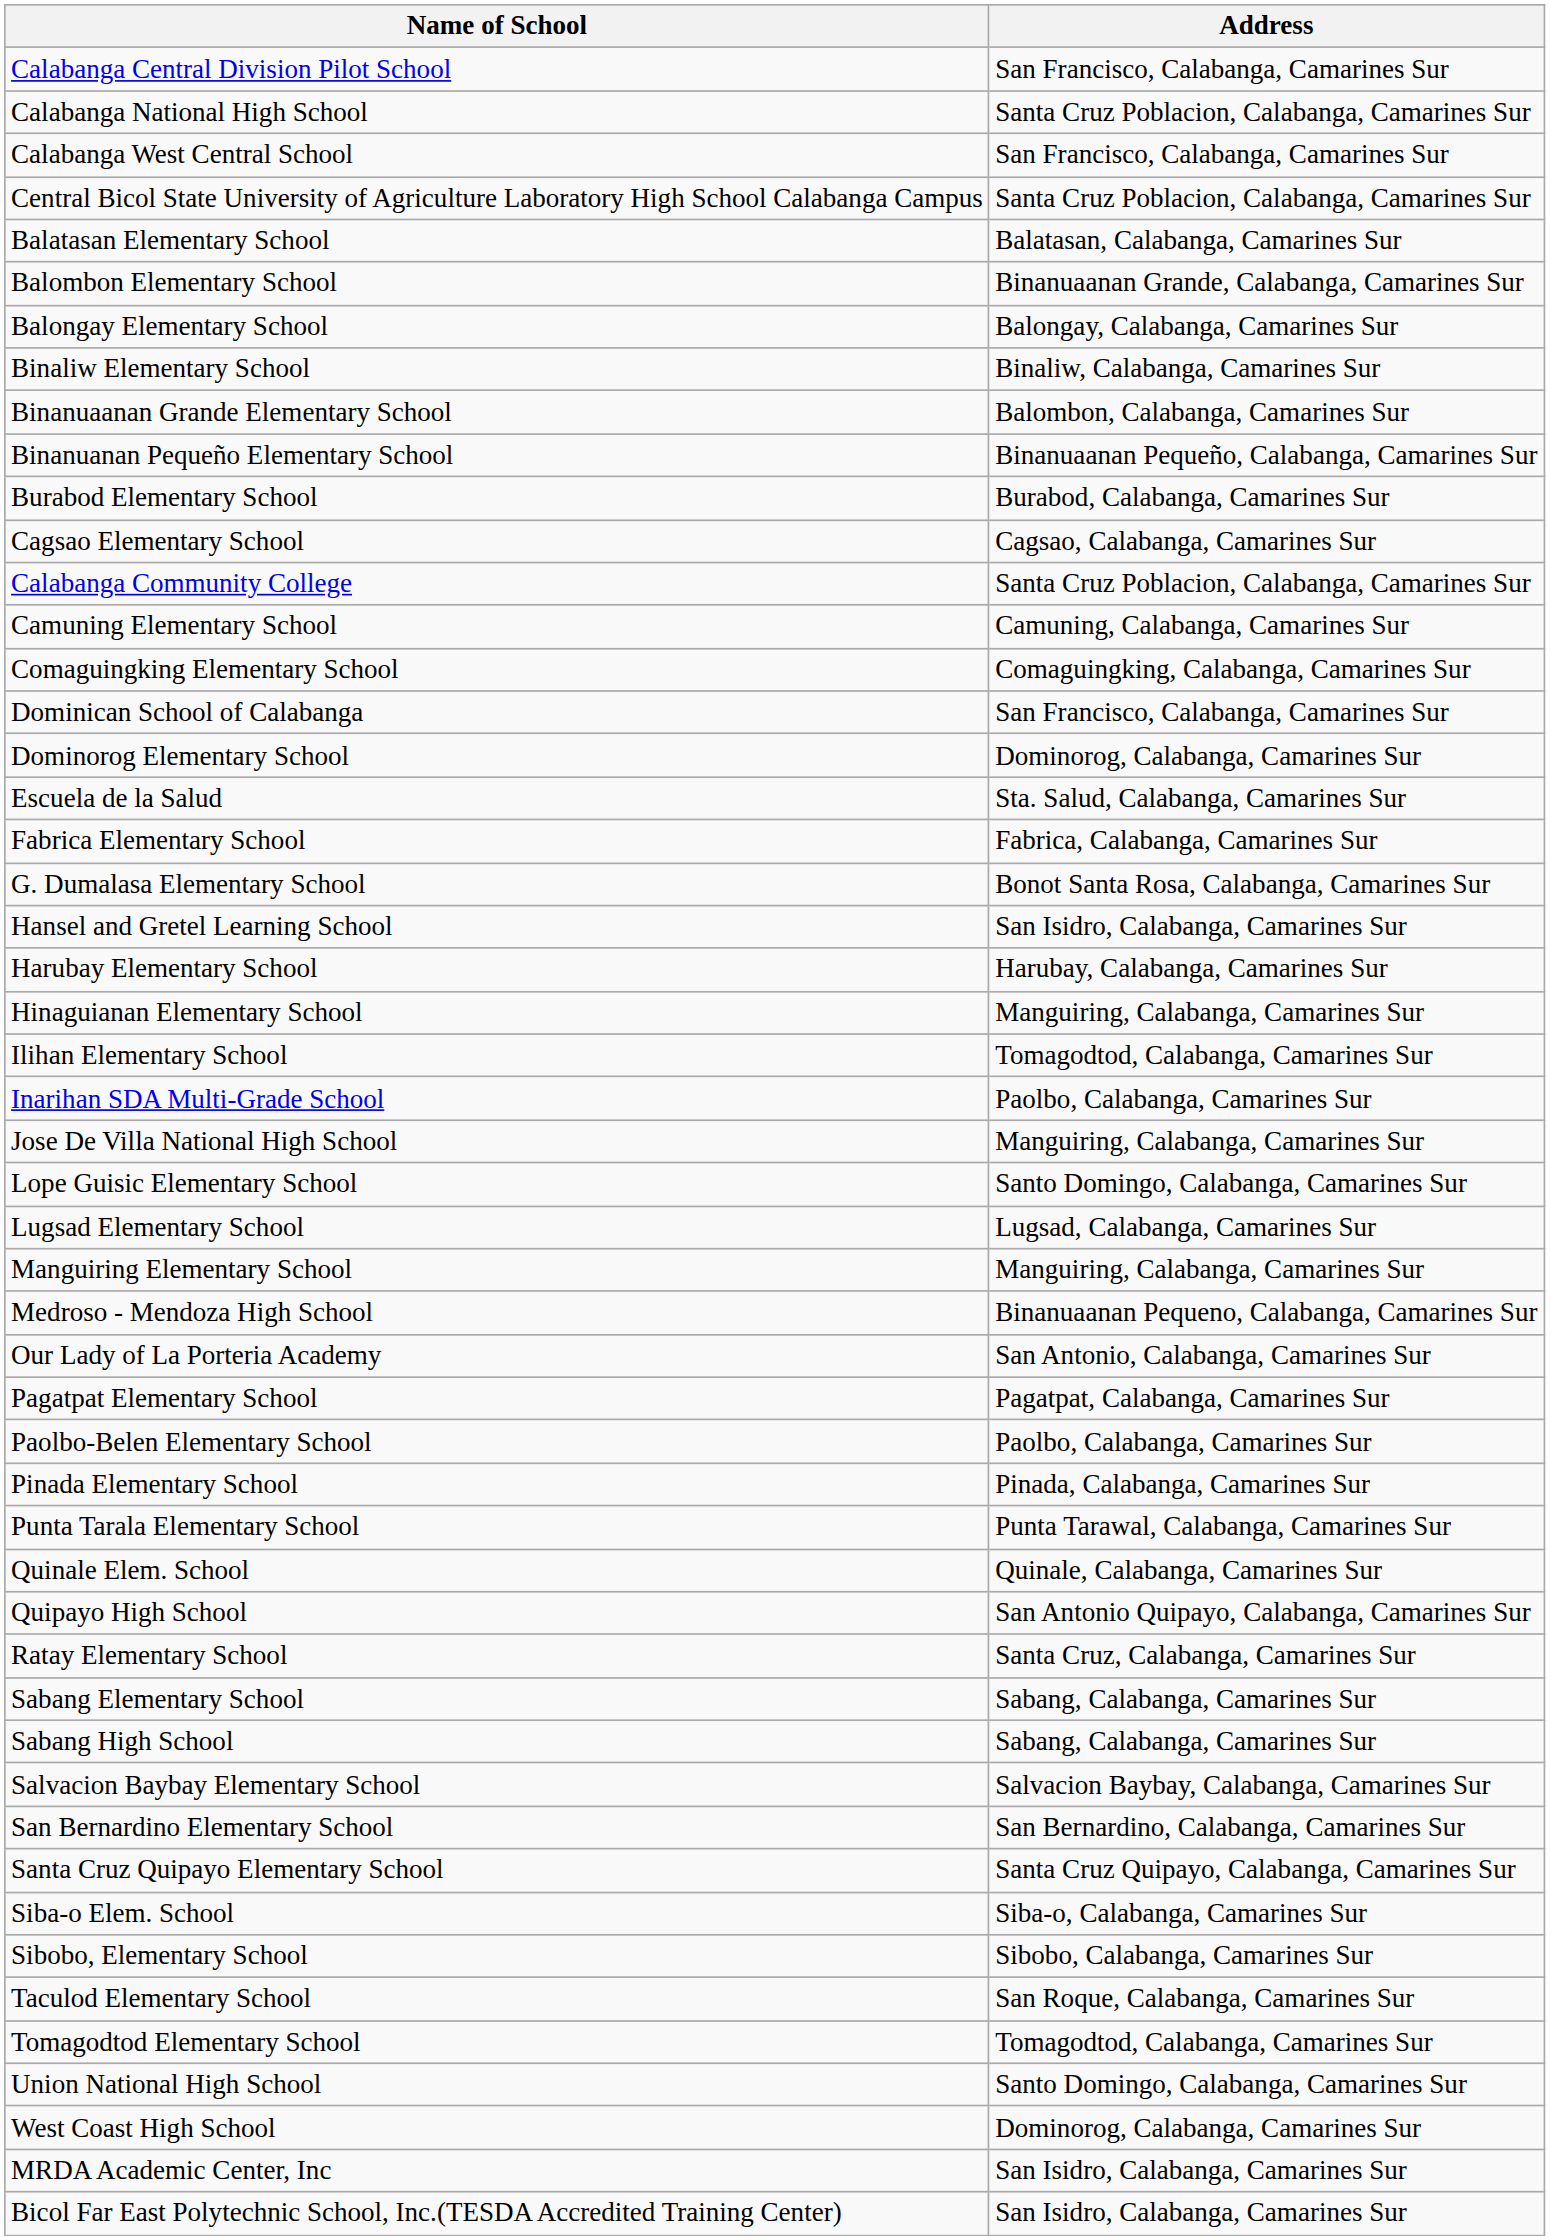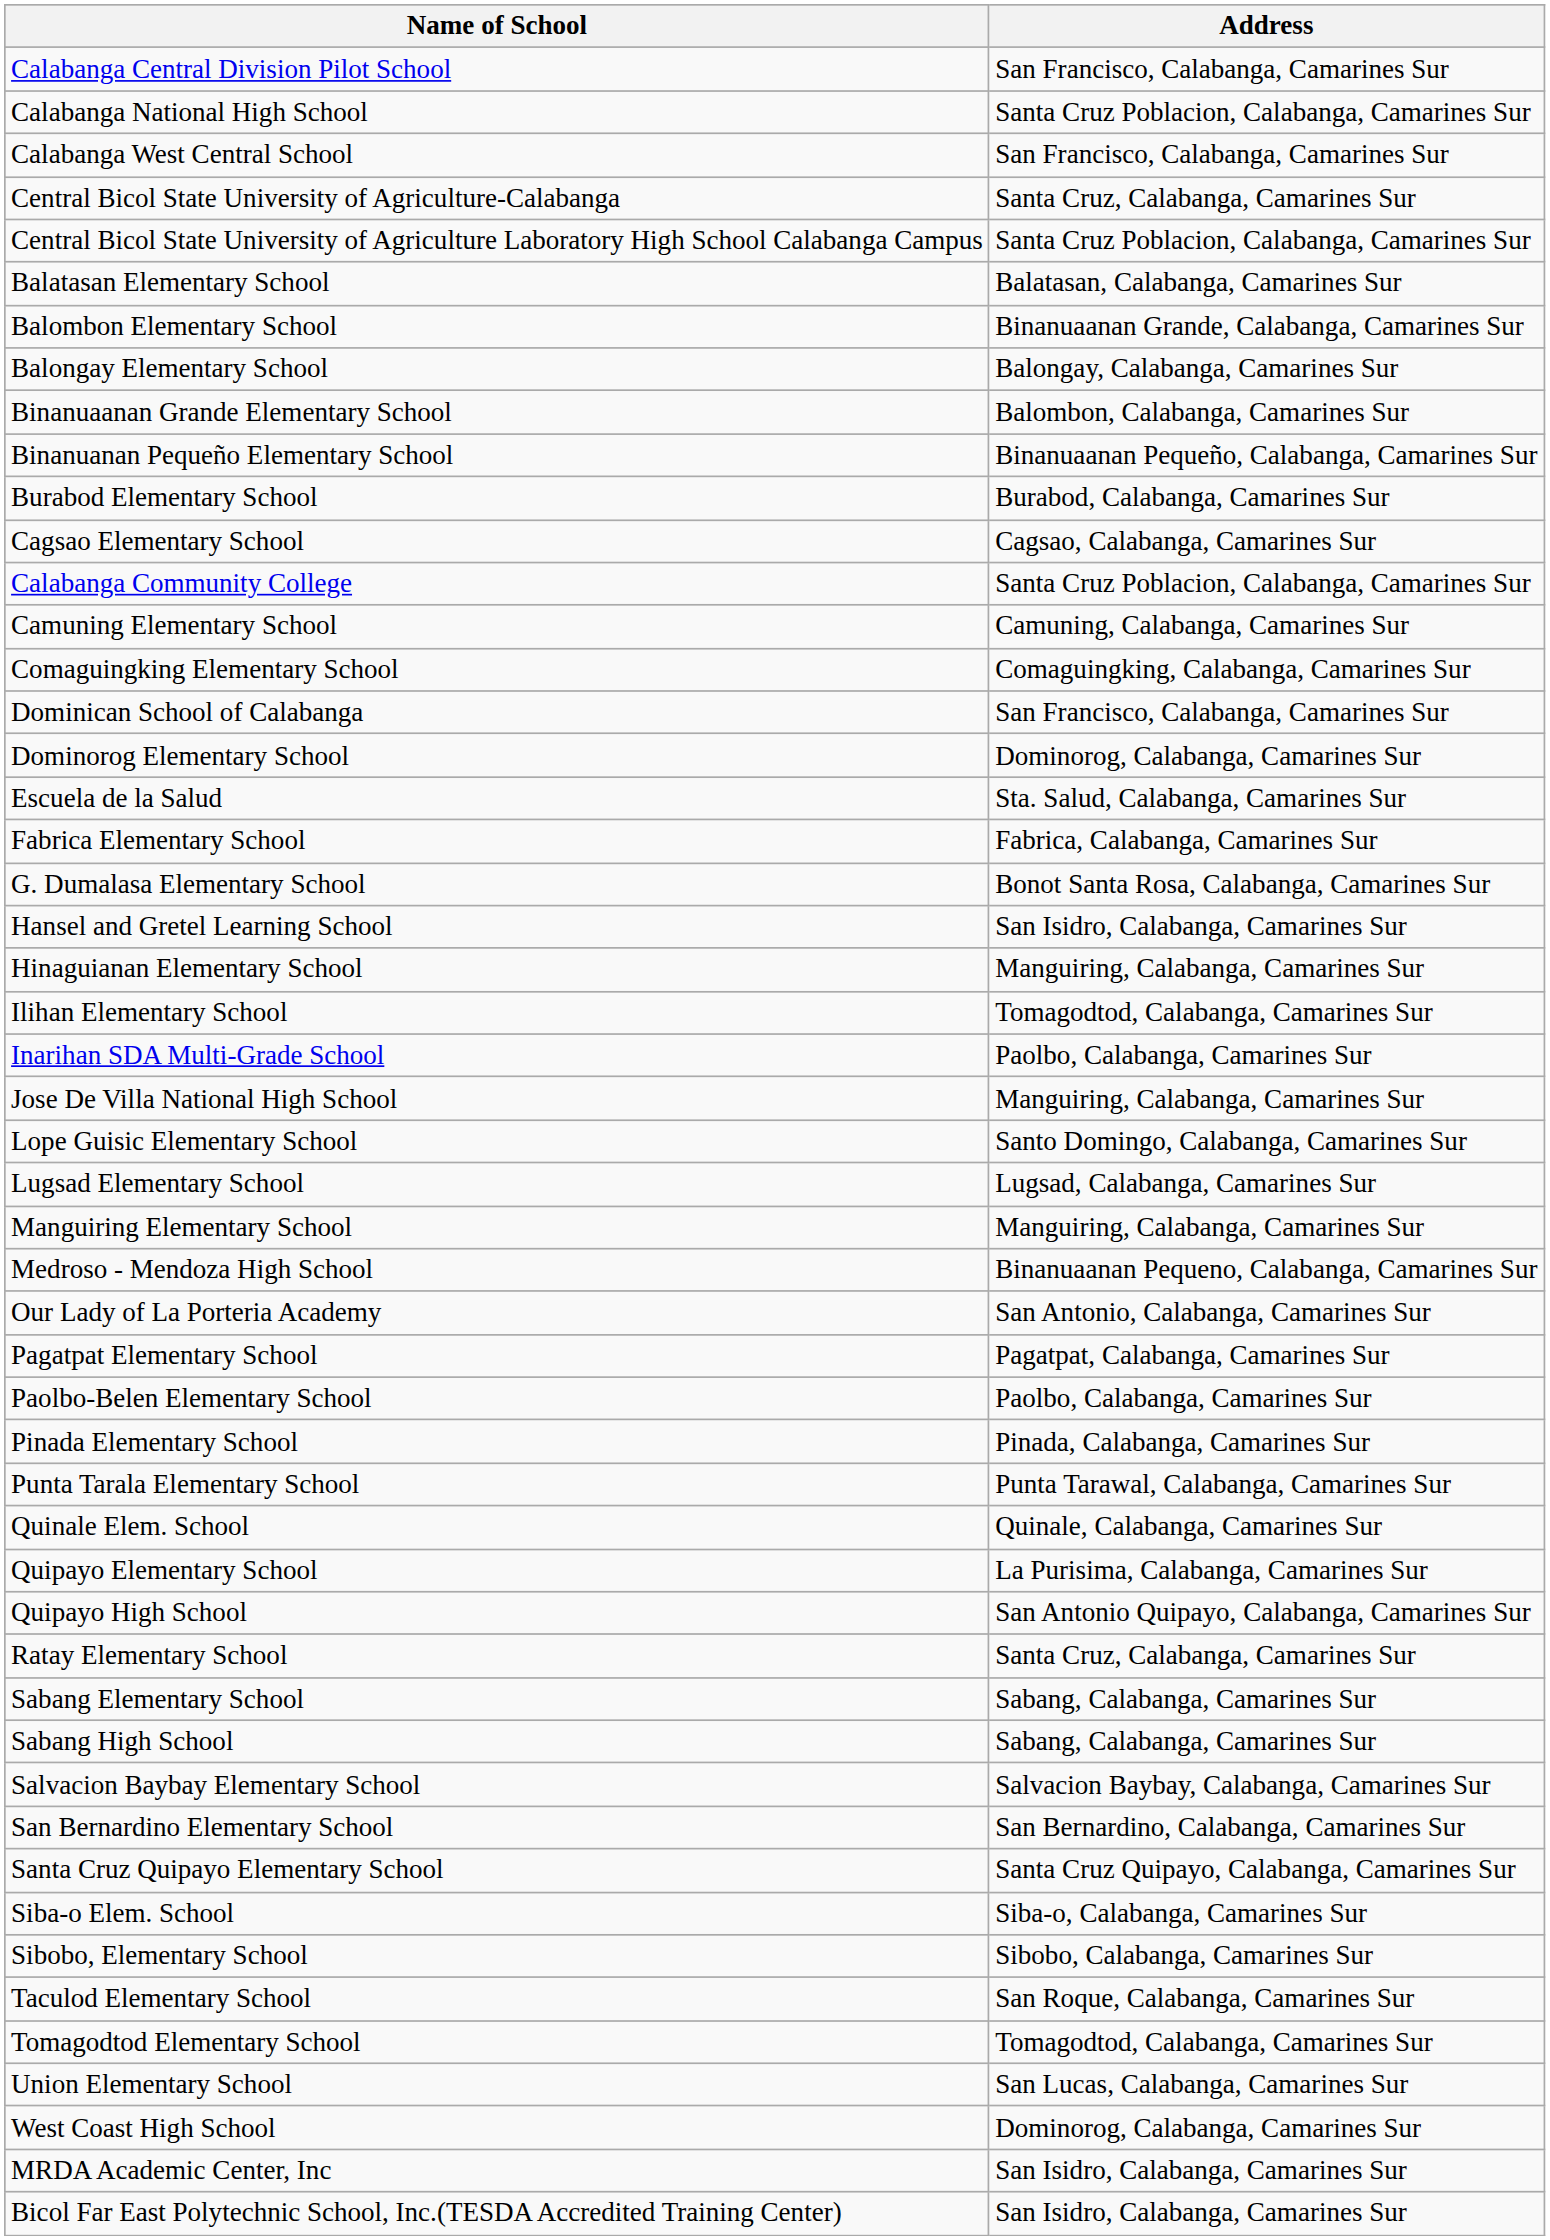+ row: (316, 197)
- row: (161, 369)
- row: (164, 969)
+ row: (164, 1569)
+ row: (152, 2084)
- row: (166, 2084)
